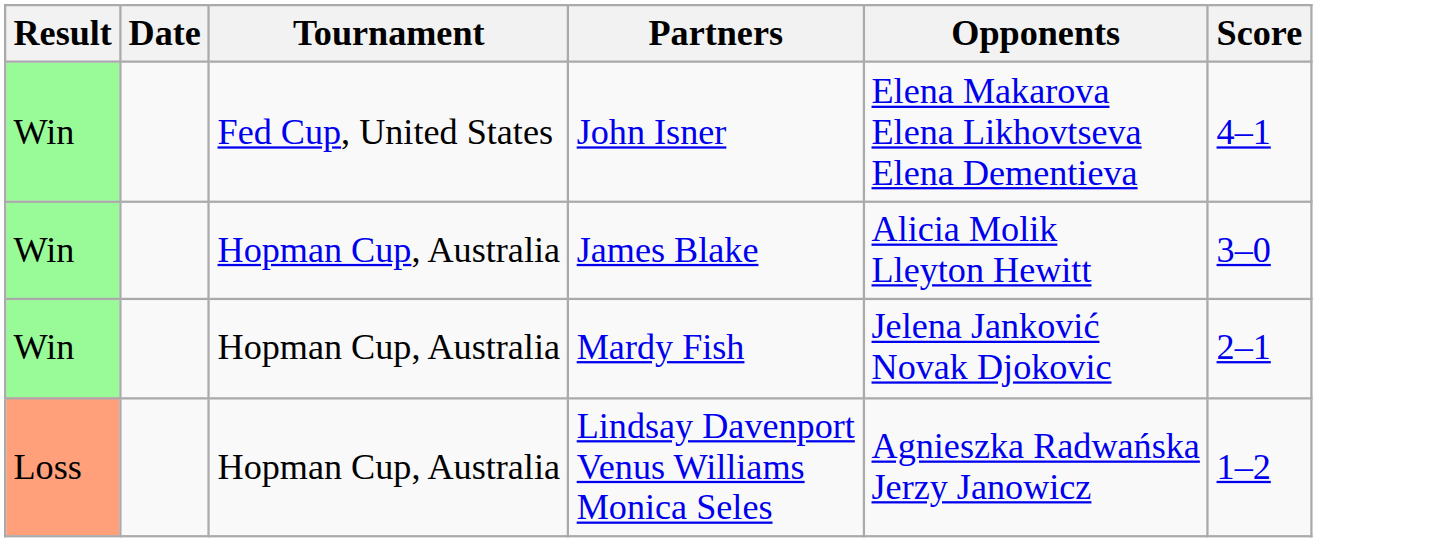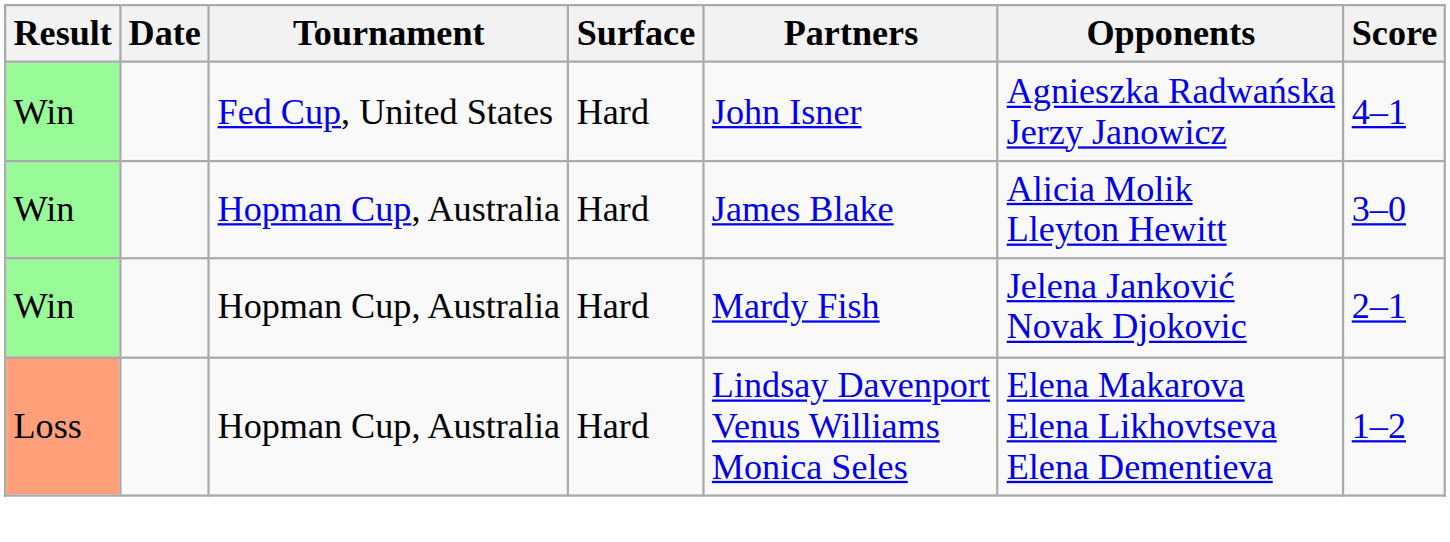+ column: (636, 33)
(1007, 131) Elena Makarova Elena Likhovtseva Elena Dementieva -> (1171, 110) Agnieszka Radwańska Jerzy Janowicz
(1036, 465) Agnieszka Radwańska Jerzy Janowicz -> (1142, 425) Elena Makarova Elena Likhovtseva Elena Dementieva
